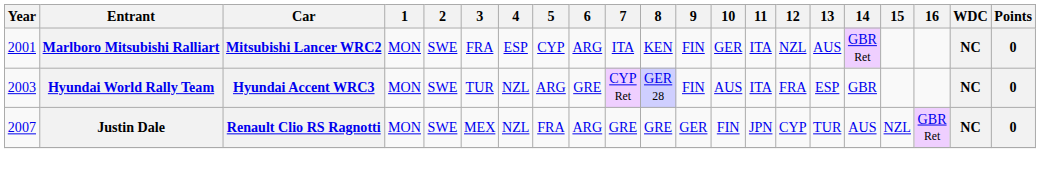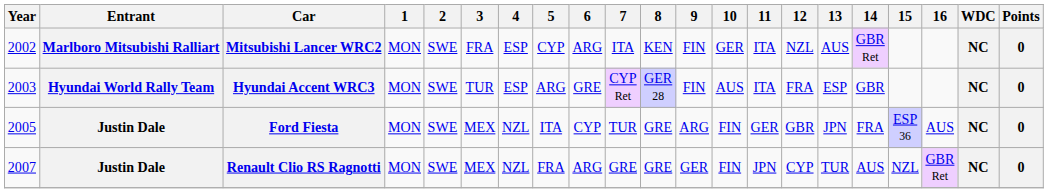(22, 48) 2001 -> (22, 48) 2002
(516, 88) NZL -> (516, 88) ESP
+ row: (304, 128)
